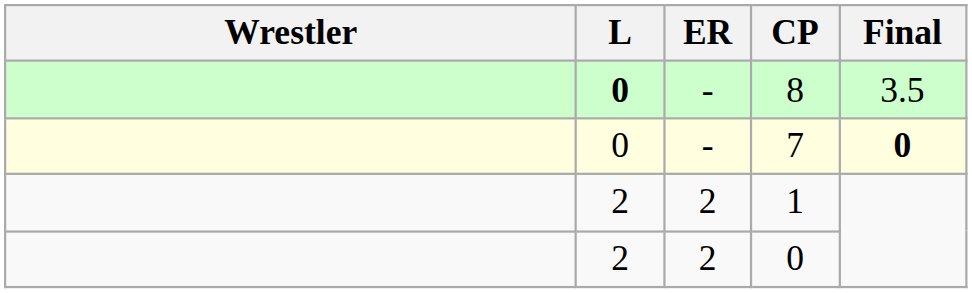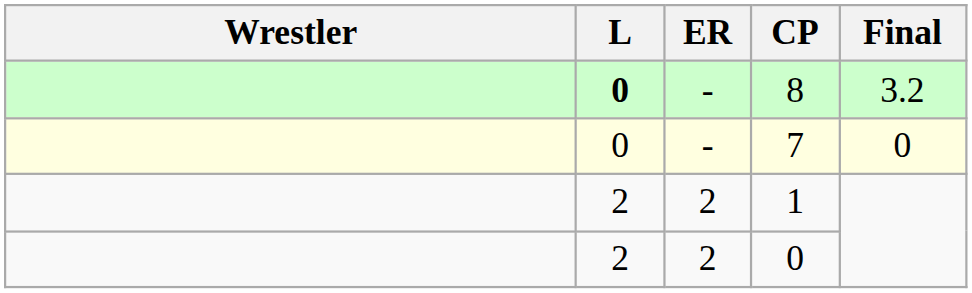(902, 88) 3.5 -> (902, 88) 3.2
(902, 145) bold -> (902, 145) normal
